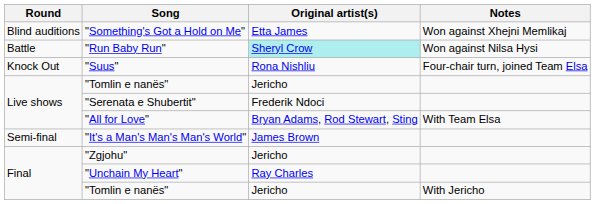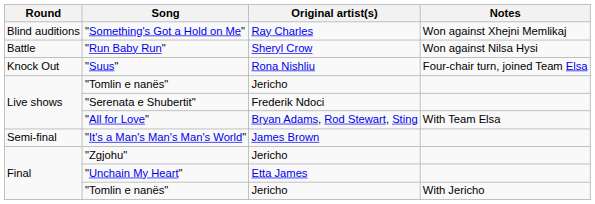(279, 31) Etta James -> (282, 31) Ray Charles
(282, 48) paleturquoise background -> (282, 48) no background
(282, 173) Ray Charles -> (279, 173) Etta James
